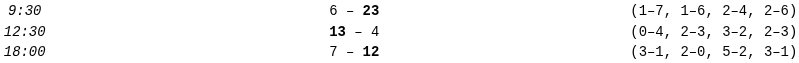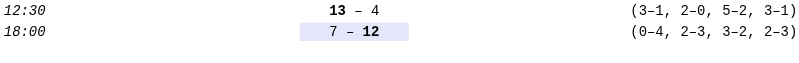- row: (25, 12)
(714, 32) (0–4, 2–3, 3–2, 2–3) -> (714, 12) (3–1, 2–0, 5–2, 3–1)
(354, 52) no background -> (354, 32) lavender background
(714, 52) (3–1, 2–0, 5–2, 3–1) -> (714, 32) (0–4, 2–3, 3–2, 2–3)
